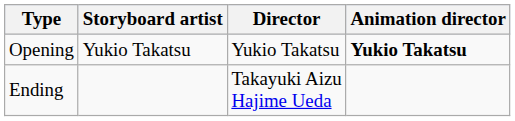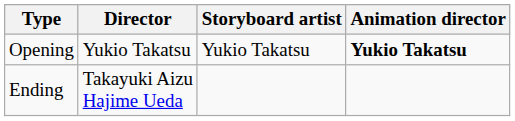columns swapped: (287, 19) <-> (153, 19)
